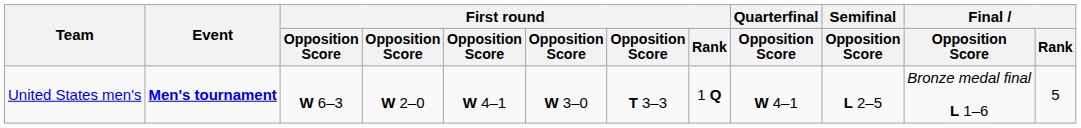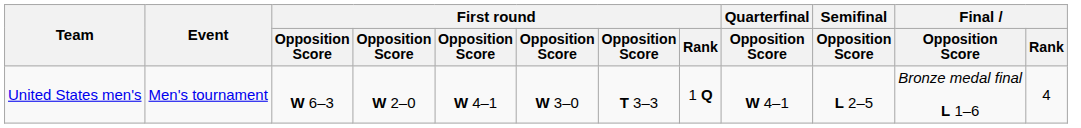(213, 95) bold -> (208, 95) normal
(1055, 95) 5 -> (1046, 95) 4
